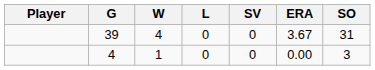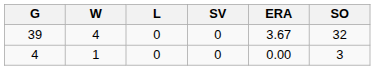- column: (46, 14)
(347, 34) 31 -> (340, 34) 32
